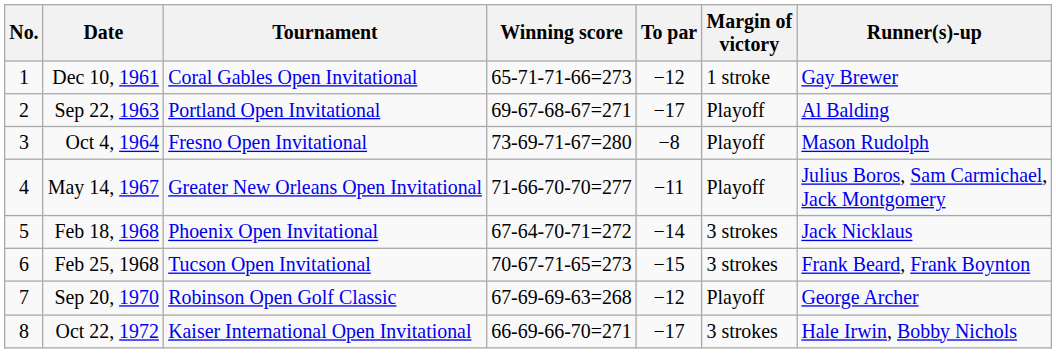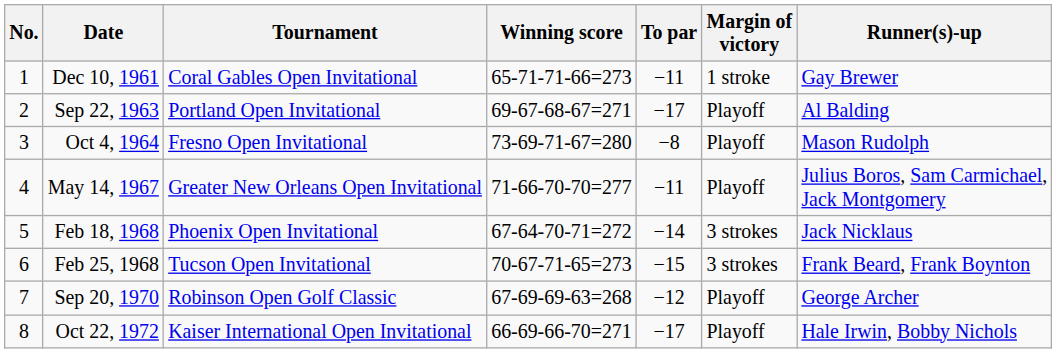(669, 77) −12 -> (669, 77) −11
(742, 330) 3 strokes -> (736, 330) Playoff
